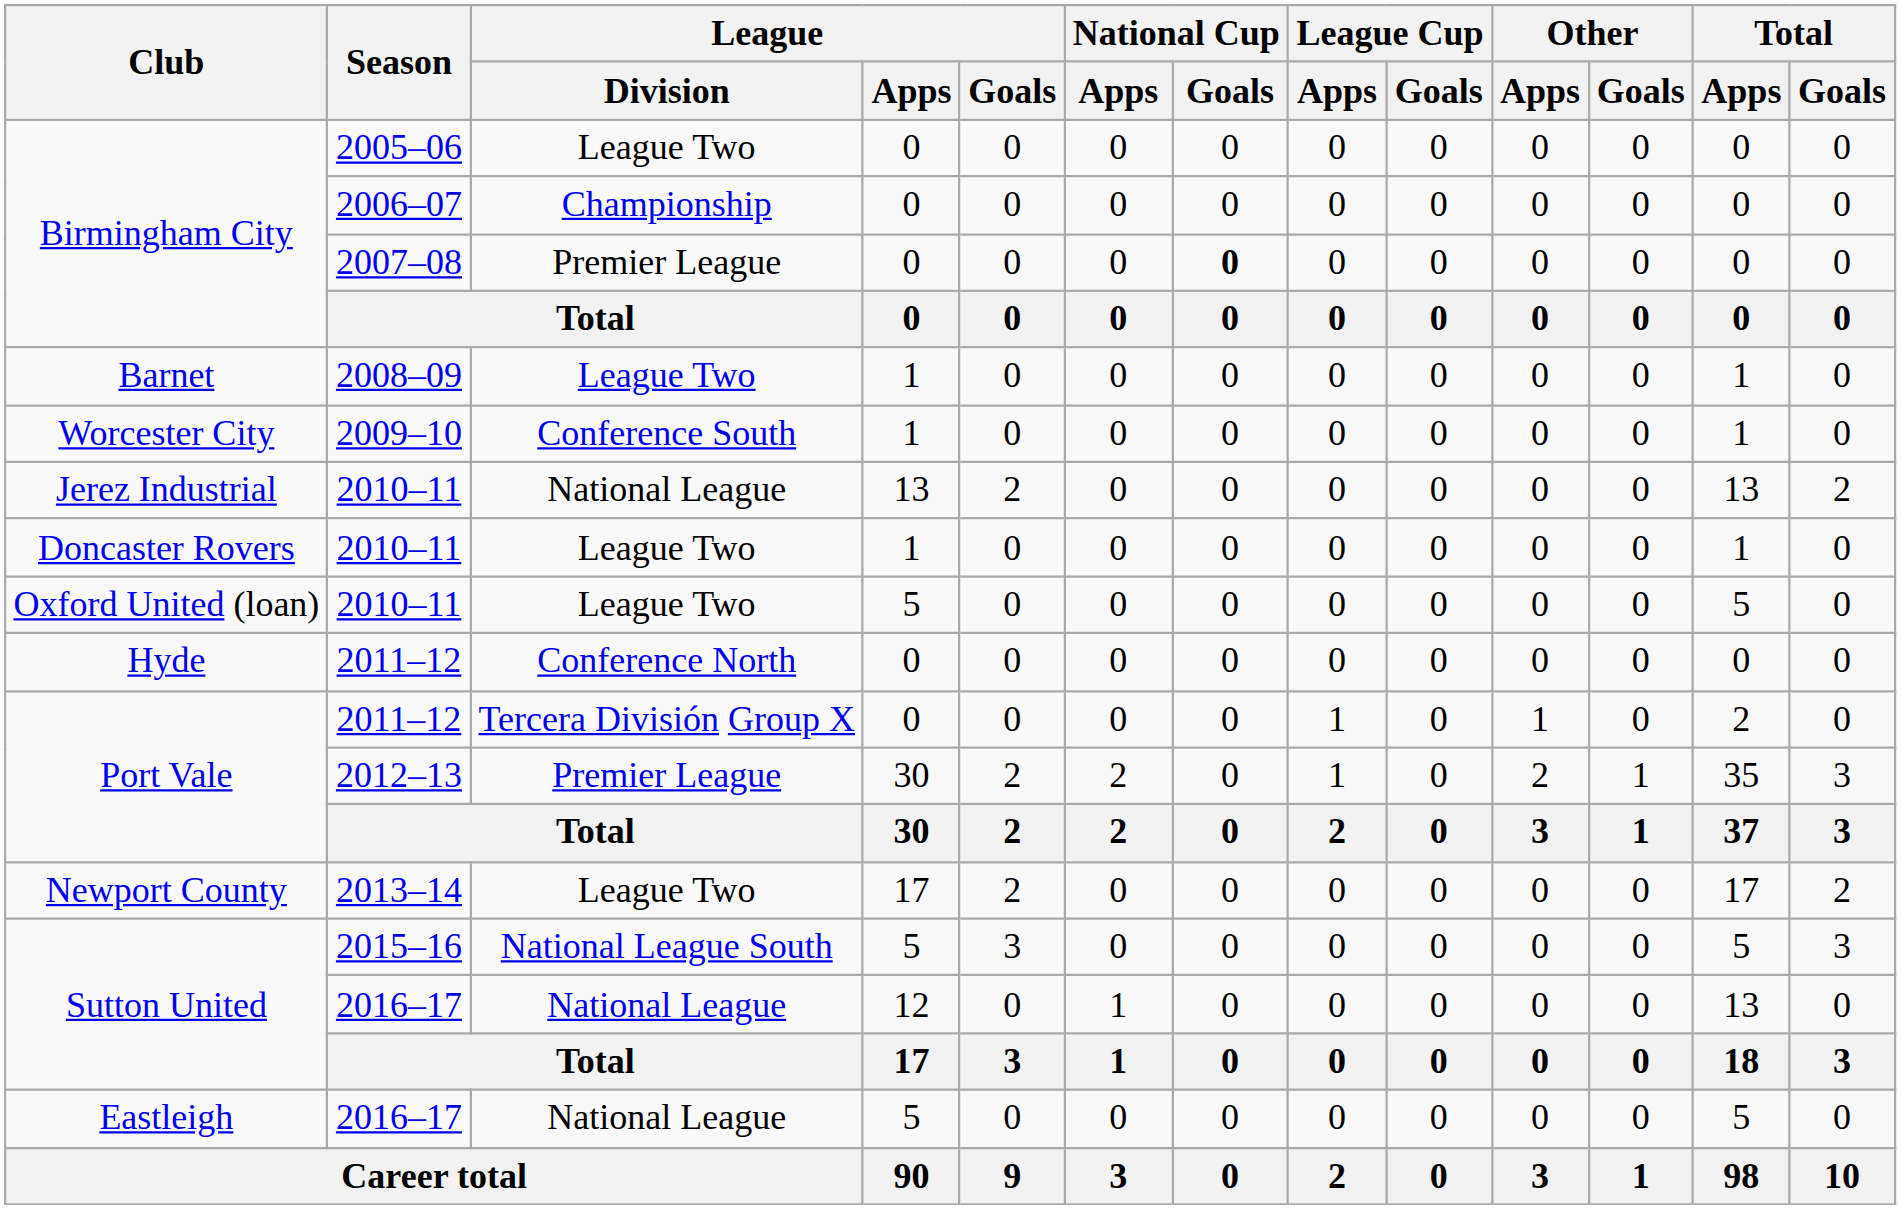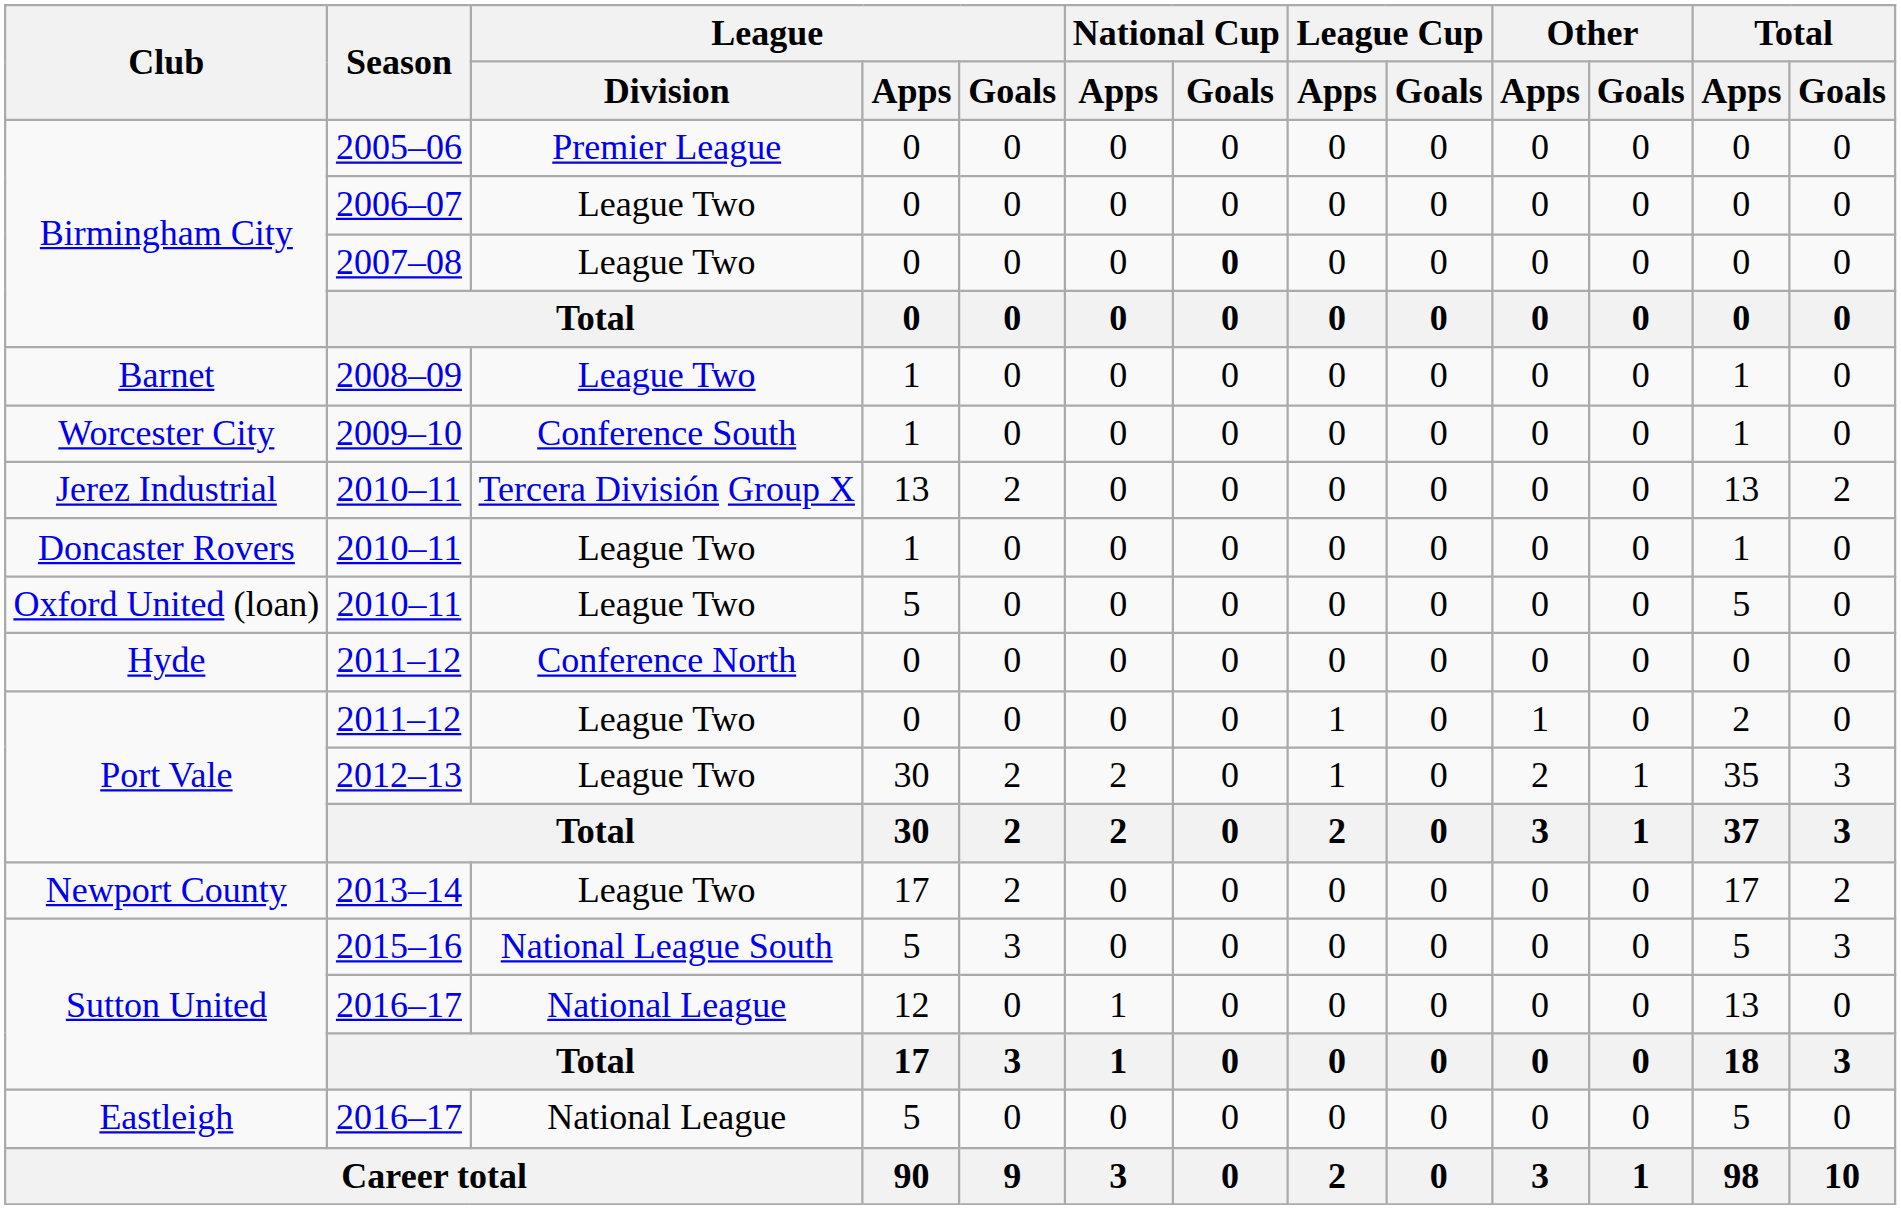(667, 147) League Two -> (667, 147) Premier League
(667, 204) Championship -> (667, 204) League Two
(667, 261) Premier League -> (667, 261) League Two
(667, 489) National League -> (667, 489) Tercera División Group X
(667, 718) Tercera División Group X -> (667, 718) League Two
(667, 775) Premier League -> (667, 775) League Two
